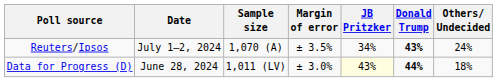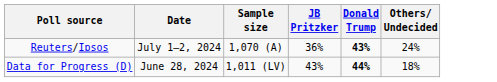- column: (314, 21)
(367, 47) 34% -> (314, 47) 36%
(367, 66) lightyellow background -> (314, 66) no background
